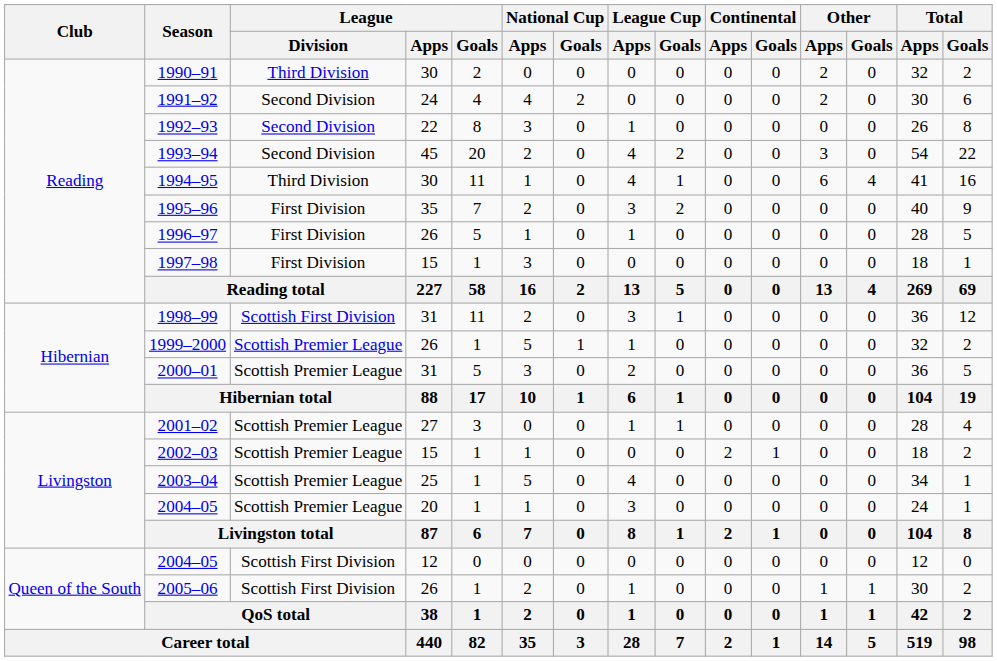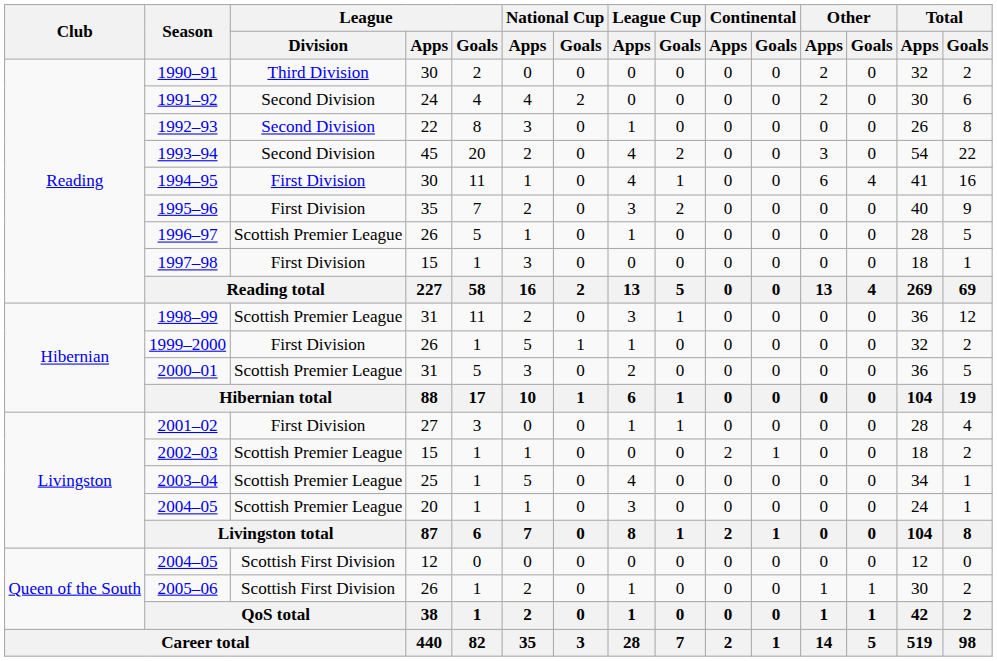(318, 180) Third Division -> (318, 180) First Division
(318, 235) First Division -> (318, 235) Scottish Premier League
(318, 316) Scottish First Division -> (318, 316) Scottish Premier League
(318, 343) Scottish Premier League -> (318, 343) First Division
(318, 425) Scottish Premier League -> (318, 425) First Division
